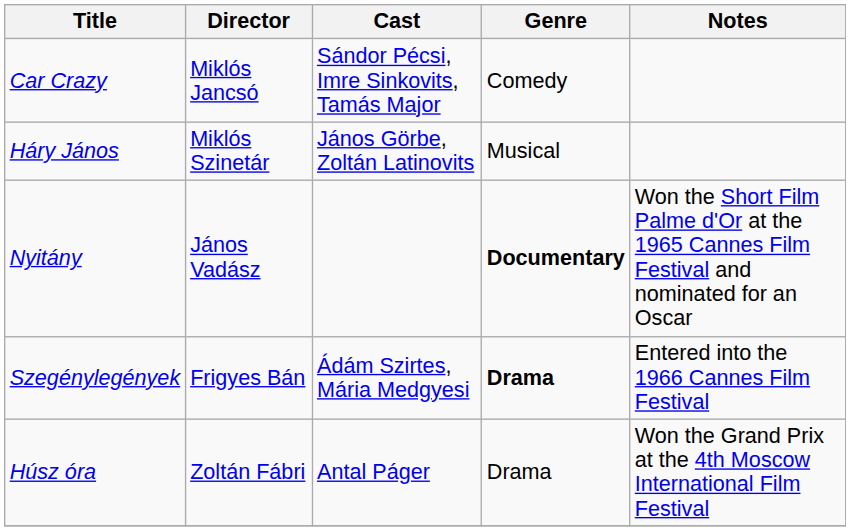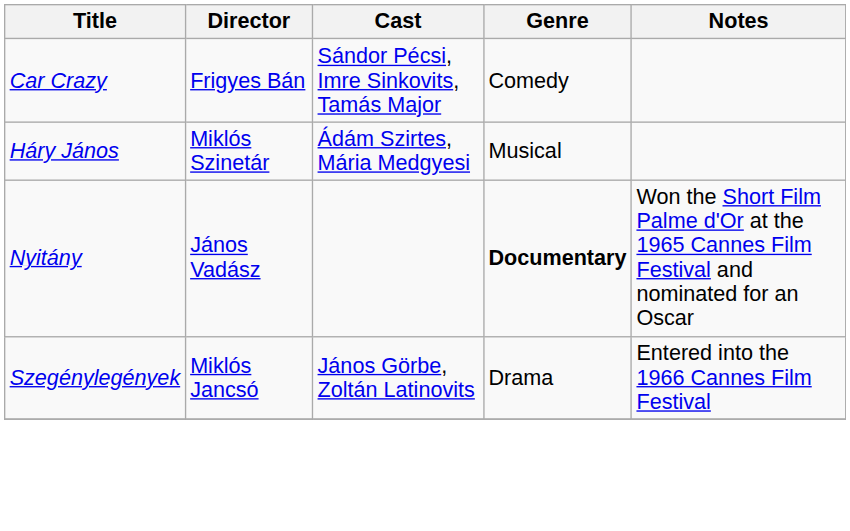(224, 80) Miklós Jancsó -> (248, 80) Frigyes Bán
(396, 150) János Görbe, Zoltán Latinovits -> (394, 150) Ádám Szirtes, Mária Medgyesi
(248, 377) Frigyes Bán -> (224, 377) Miklós Jancsó
(393, 377) Ádám Szirtes, Mária Medgyesi -> (396, 377) János Görbe, Zoltán Latinovits
(520, 377) bold -> (521, 377) normal
- row: (53, 472)
